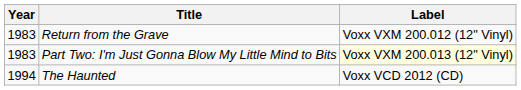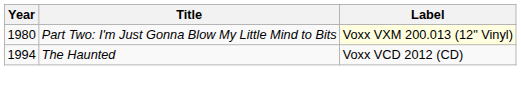- row: (105, 35)
(22, 55) 1983 -> (22, 35) 1980
